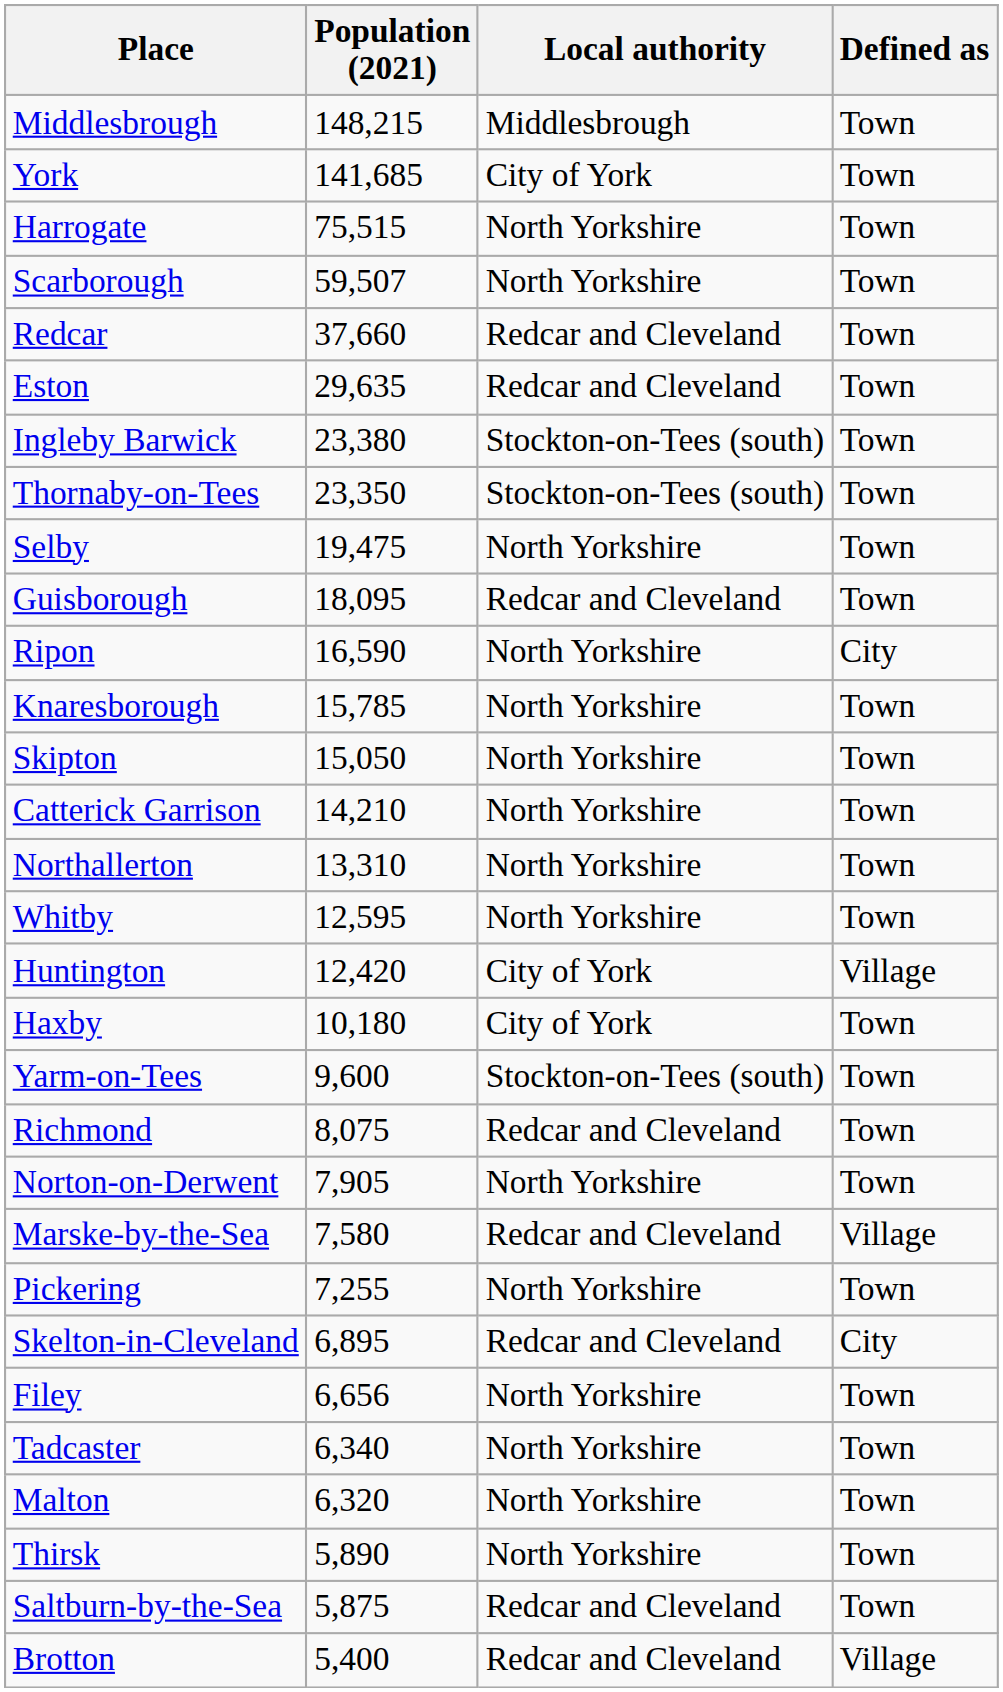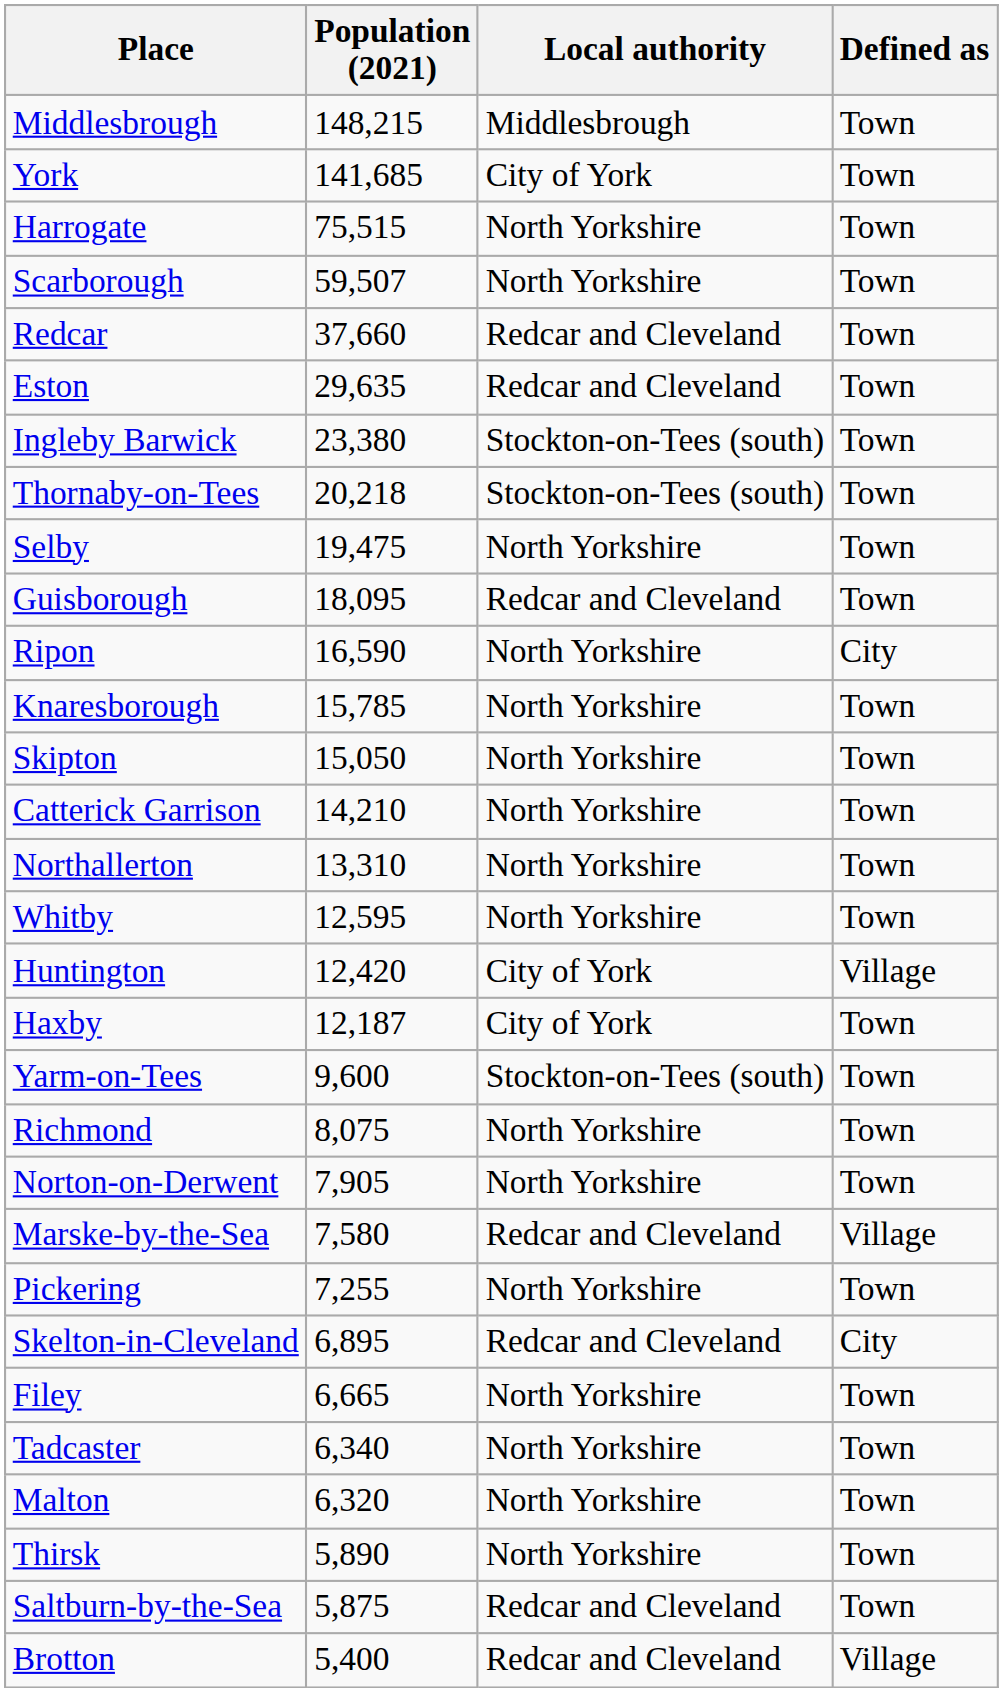(360, 492) 23,350 -> (360, 492) 20,218
(360, 1023) 10,180 -> (360, 1023) 12,187
(633, 1129) Redcar and Cleveland -> (593, 1129) North Yorkshire
(352, 1394) 6,656 -> (352, 1394) 6,665
